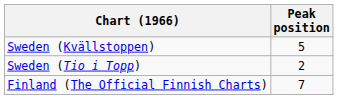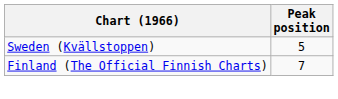- row: (74, 66)
